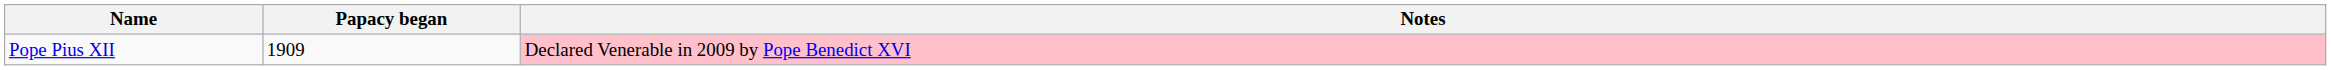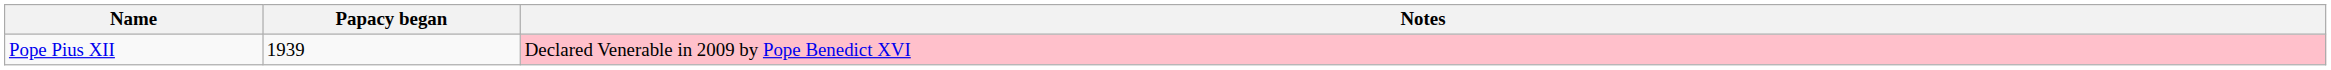(286, 49) 1909 -> (286, 49) 1939
